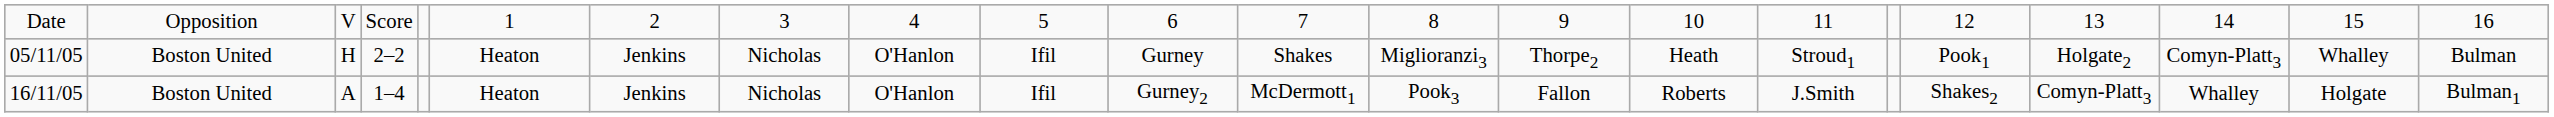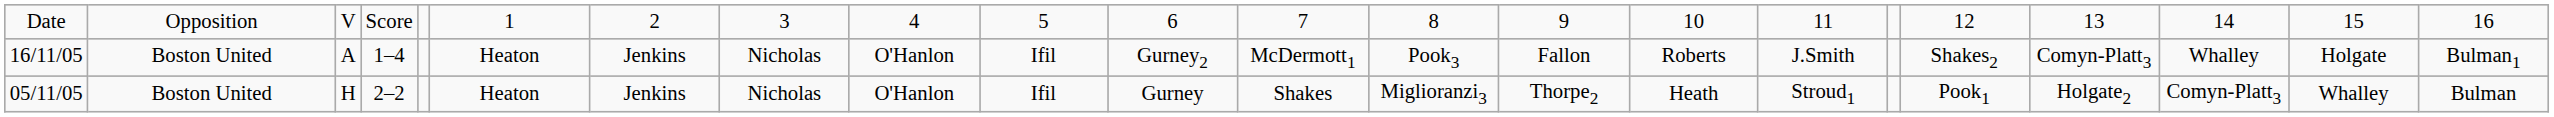rows swapped: (46, 56) <-> (46, 93)
